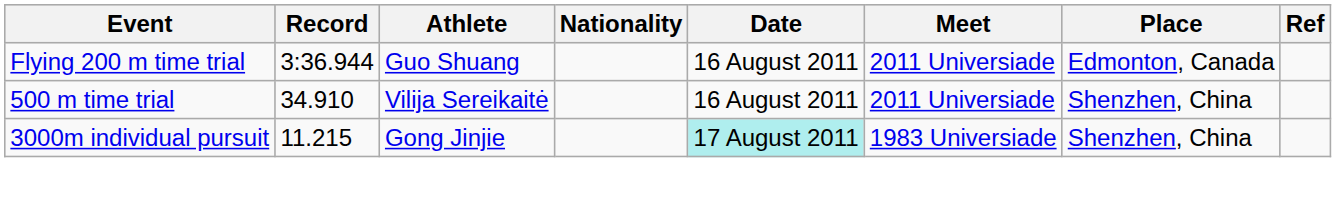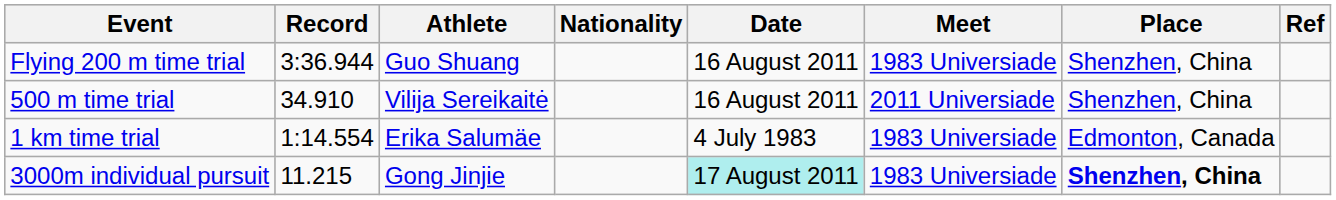(962, 62) 2011 Universiade -> (963, 62) 1983 Universiade
(1171, 62) Edmonton, Canada -> (1160, 62) Shenzhen, China
+ row: (85, 138)
(1160, 138) normal -> (1164, 176) bold
